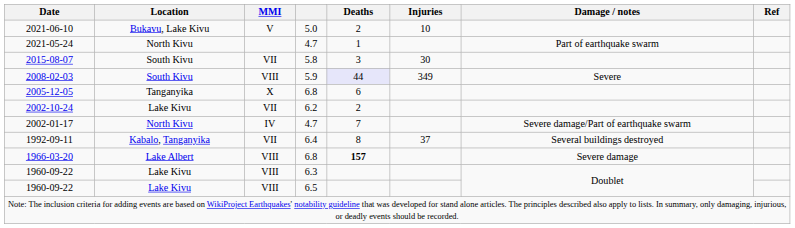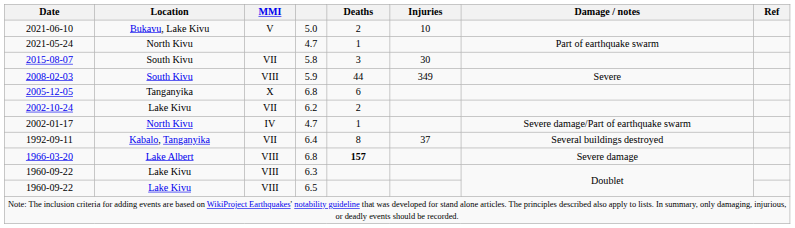(358, 76) lavender background -> (358, 76) no background
(358, 124) 7 -> (358, 124) 1
